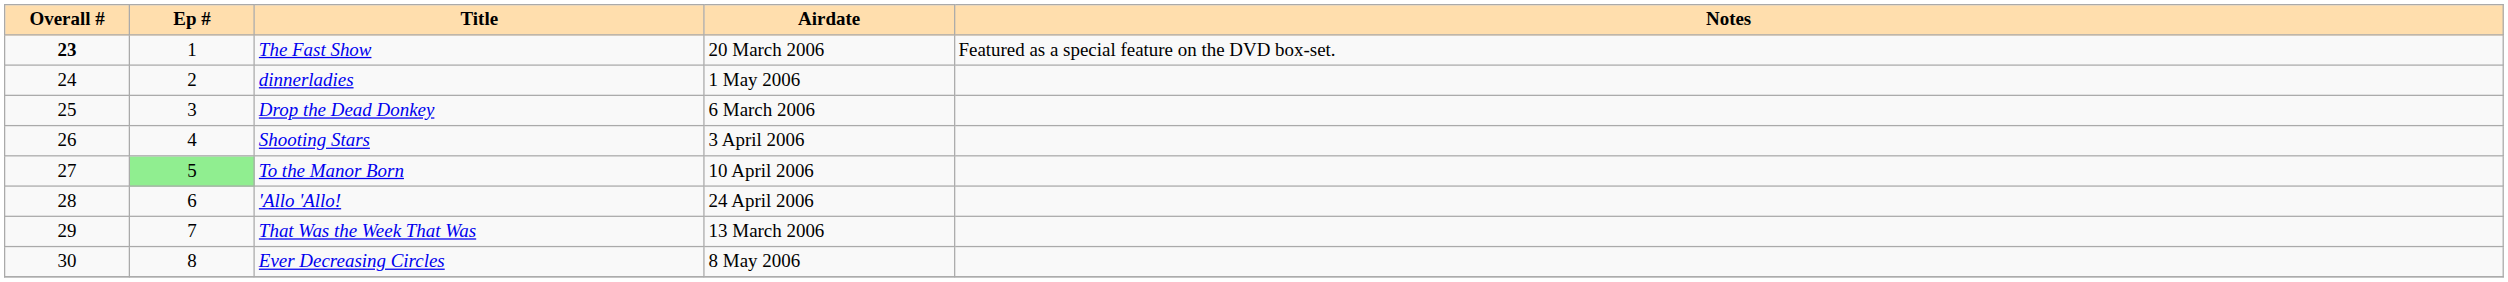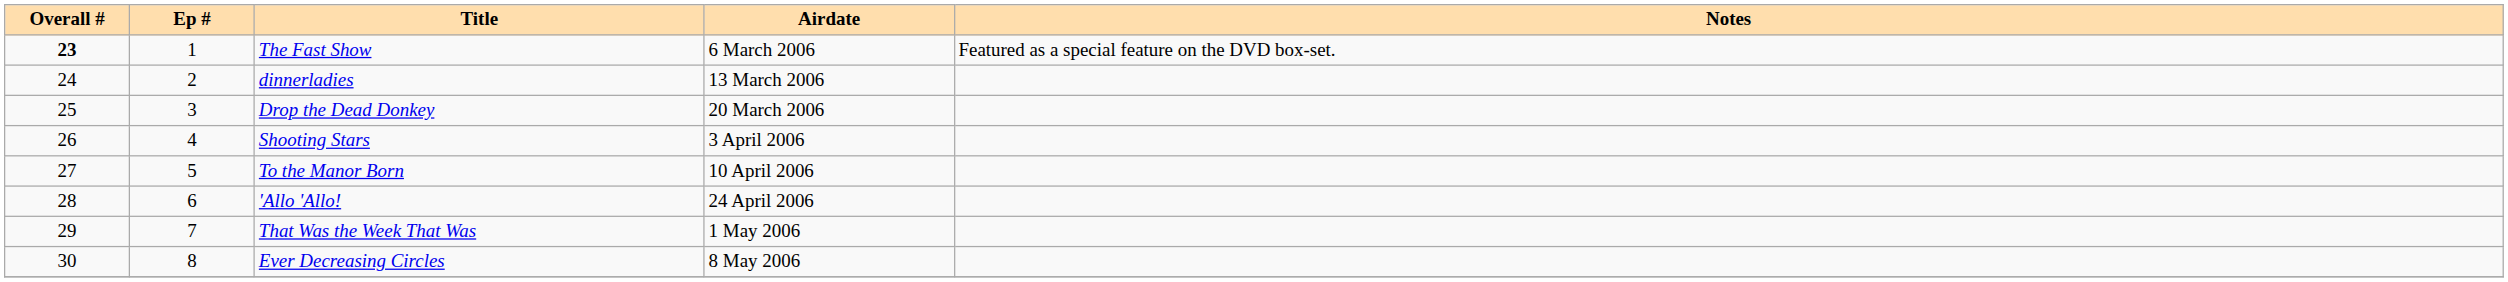(766, 49) 20 March 2006 -> (762, 49) 6 March 2006
(754, 80) 1 May 2006 -> (766, 80) 13 March 2006
(762, 110) 6 March 2006 -> (766, 110) 20 March 2006
(192, 170) lightgreen background -> (192, 170) no background
(766, 231) 13 March 2006 -> (754, 231) 1 May 2006
